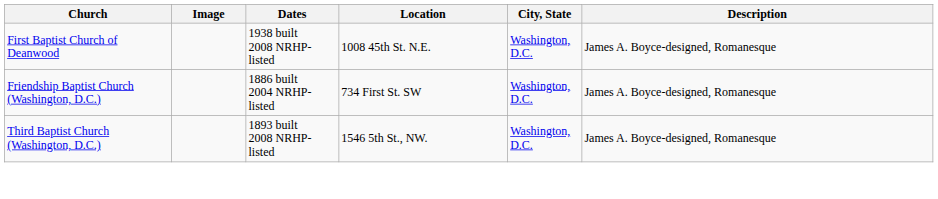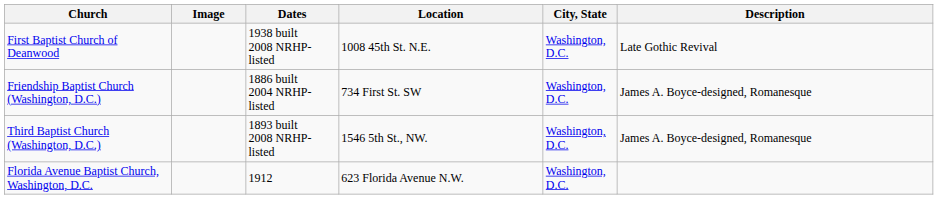(680, 46) James A. Boyce-designed, Romanesque -> (669, 46) Late Gothic Revival
+ row: (83, 177)
